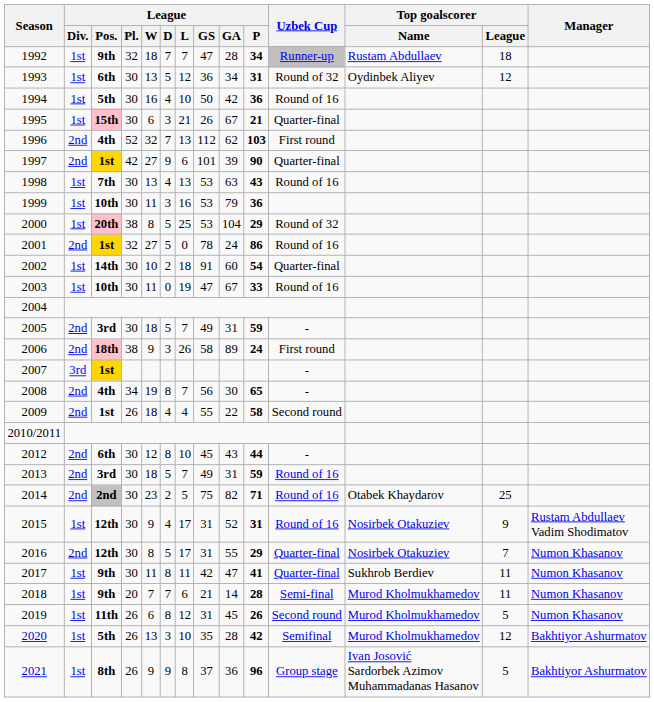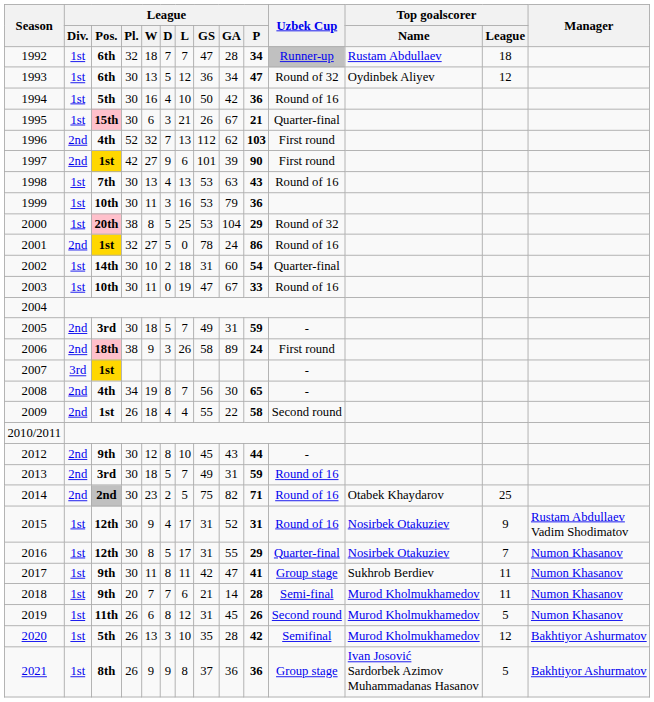(106, 57) 9th -> (106, 57) 6th
(256, 78) 31 -> (256, 78) 47
(307, 161) Quarter-final -> (307, 161) First round
(206, 266) 91 -> (206, 266) 31
(106, 454) 6th -> (106, 454) 9th
(78, 552) 2nd -> (78, 552) 1st
(307, 573) Quarter-final -> (307, 573) Group stage
(256, 672) 96 -> (256, 672) 36
